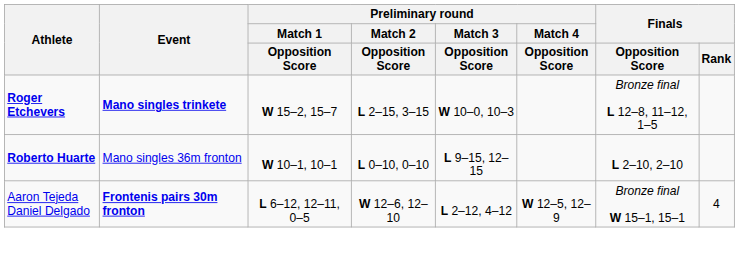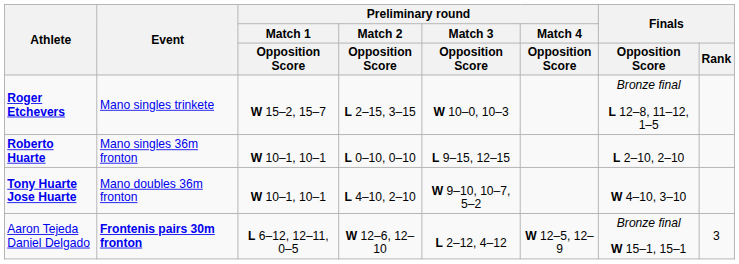(164, 105) bold -> (157, 105) normal
+ row: (42, 191)
(716, 204) 4 -> (716, 237) 3
